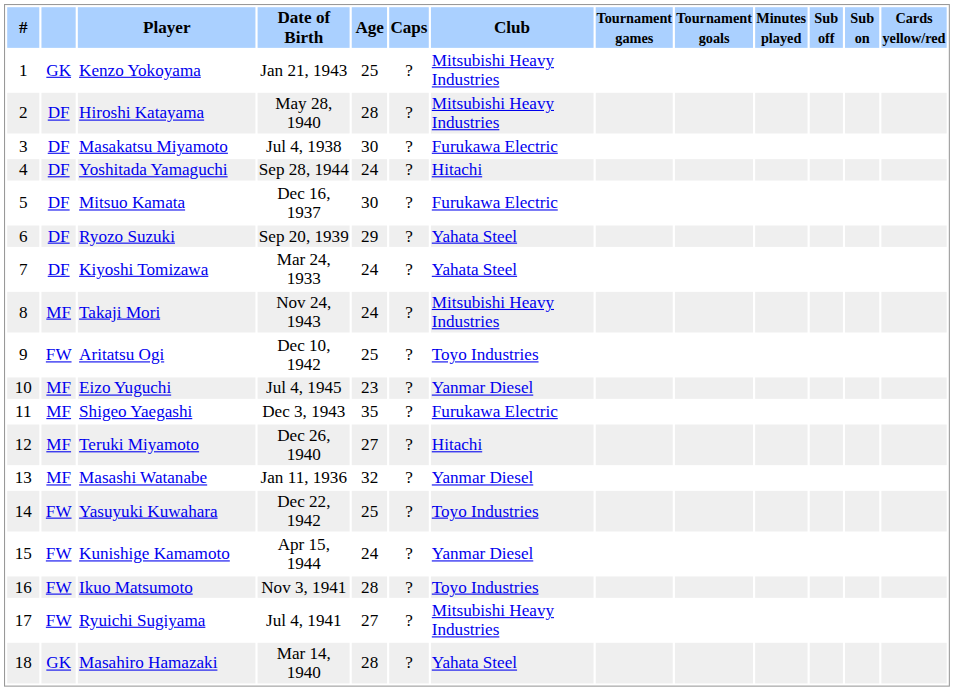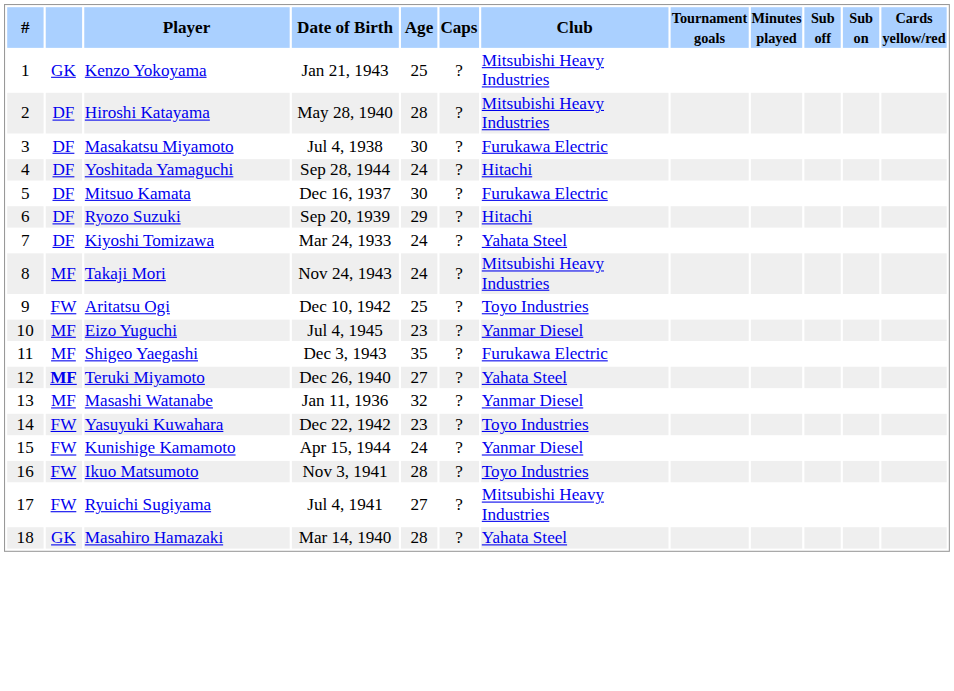- column: (634, 28)
(474, 236) Yahata Steel -> (507, 216) Hitachi
(59, 444) normal -> (63, 377) bold
(457, 444) Hitachi -> (524, 377) Yahata Steel
(370, 511) 25 -> (419, 424) 23
